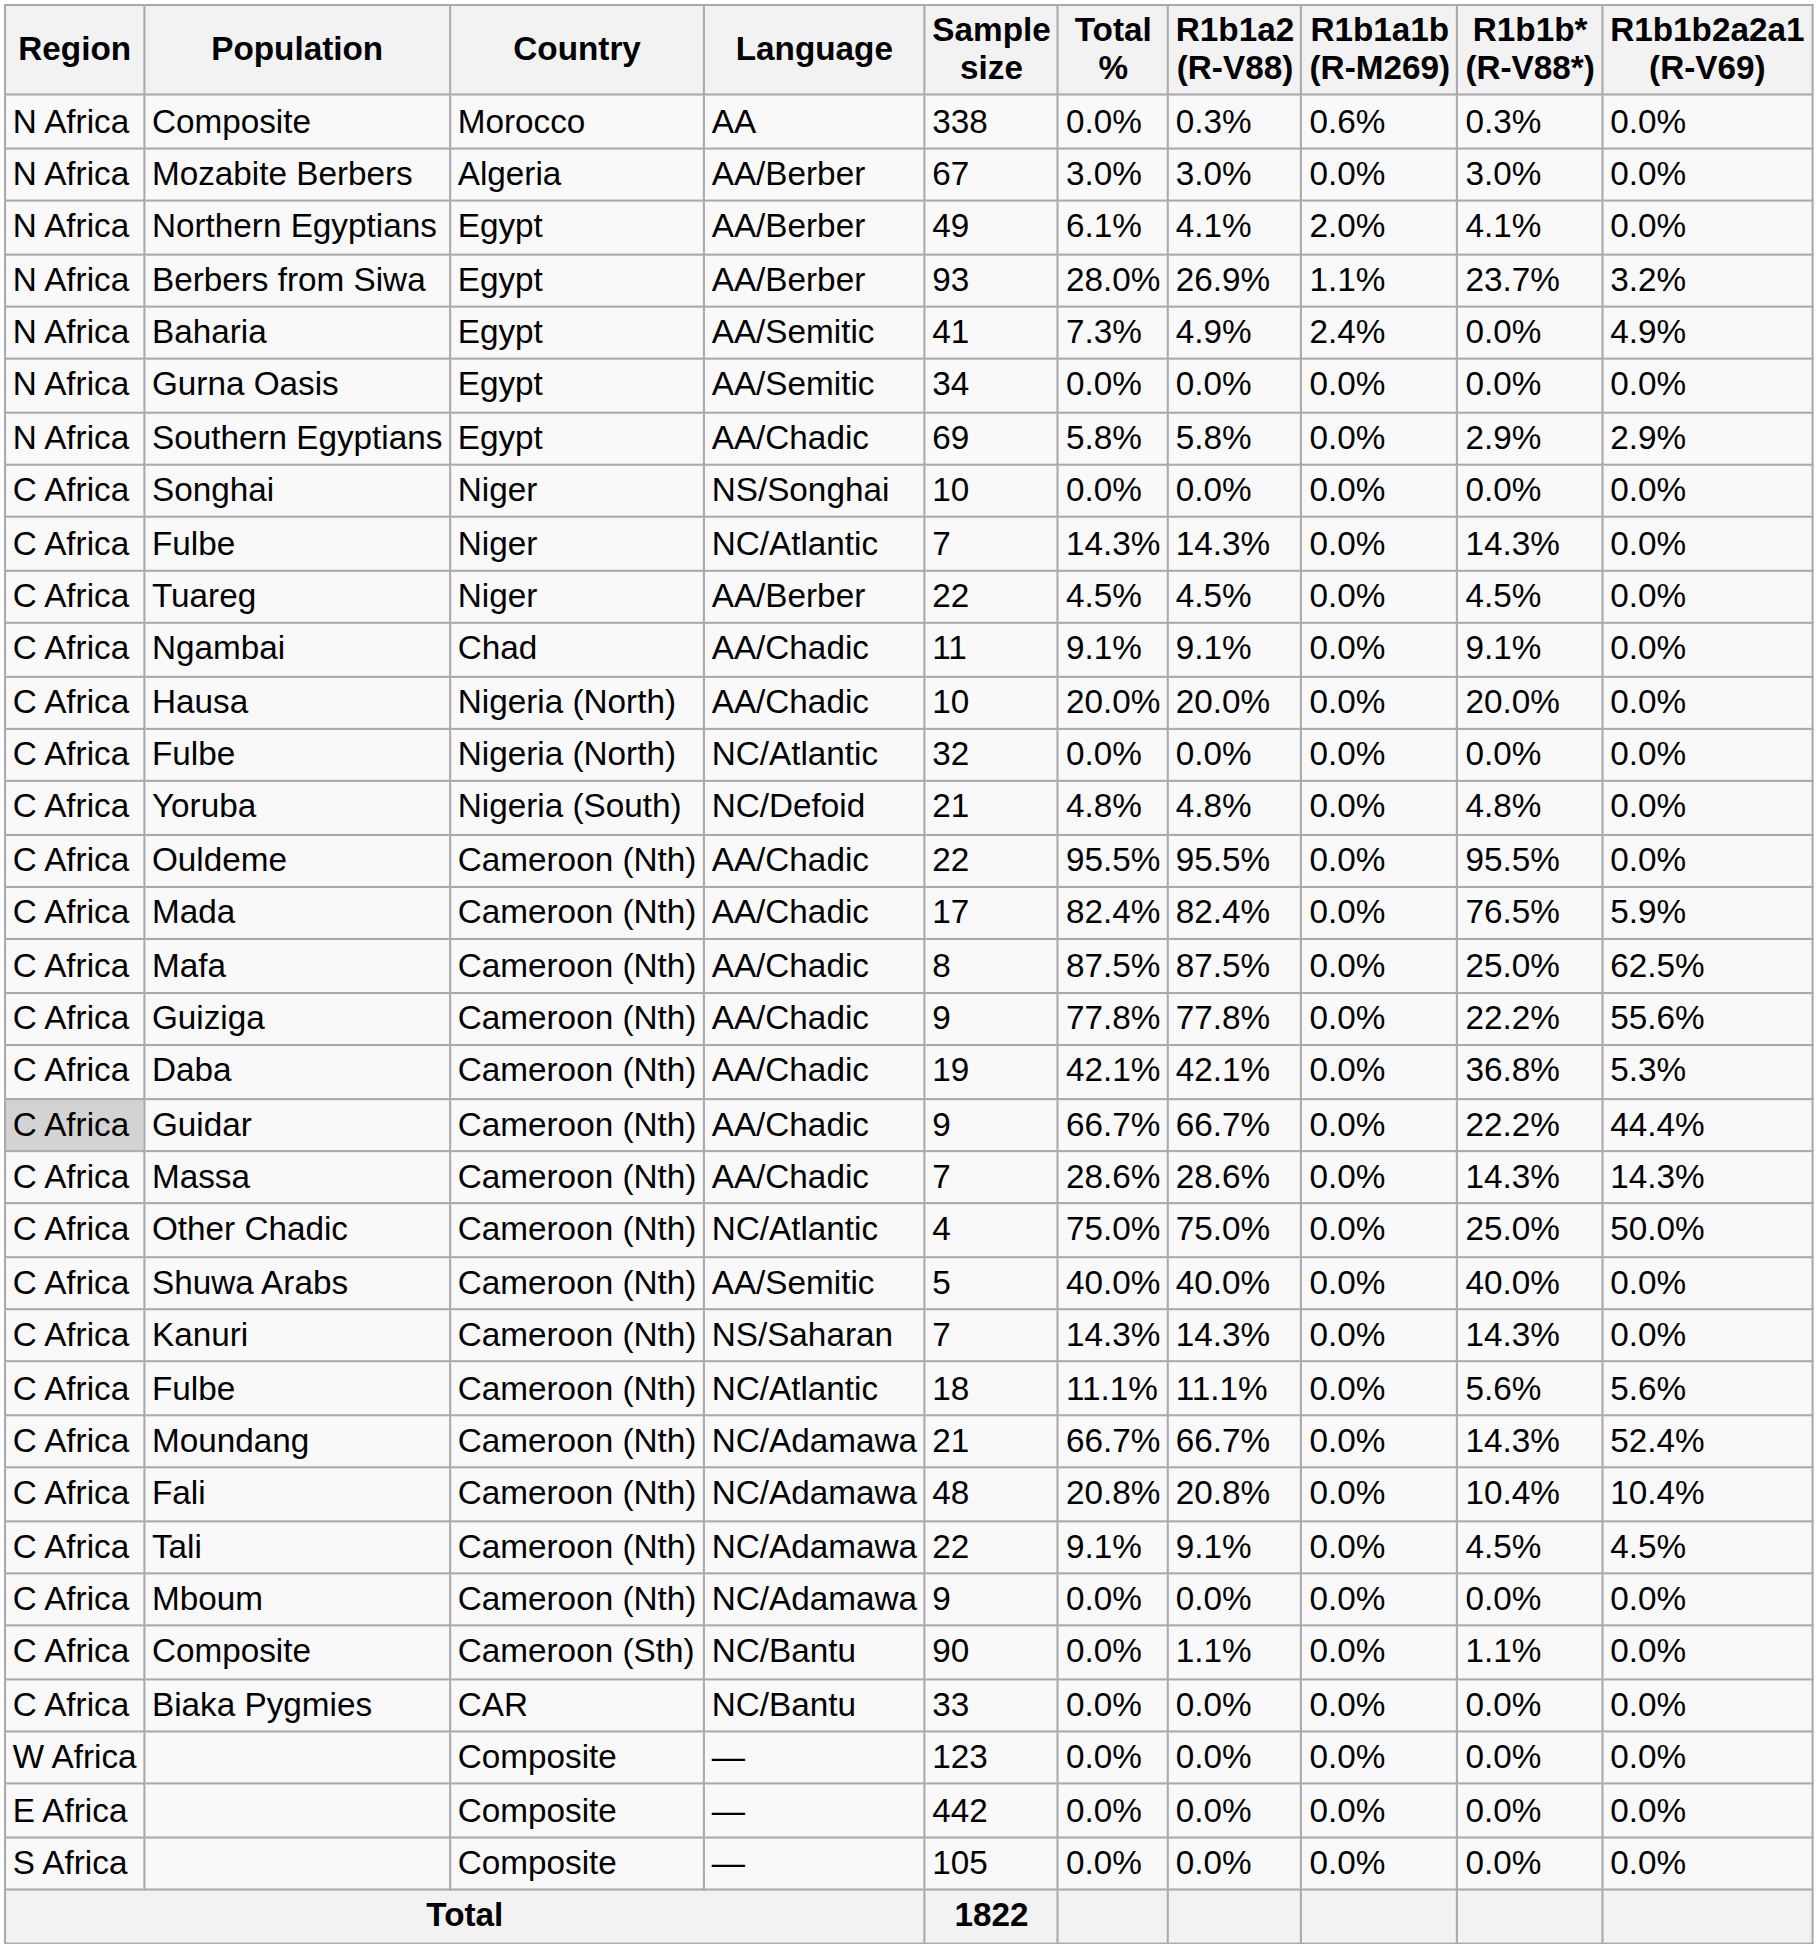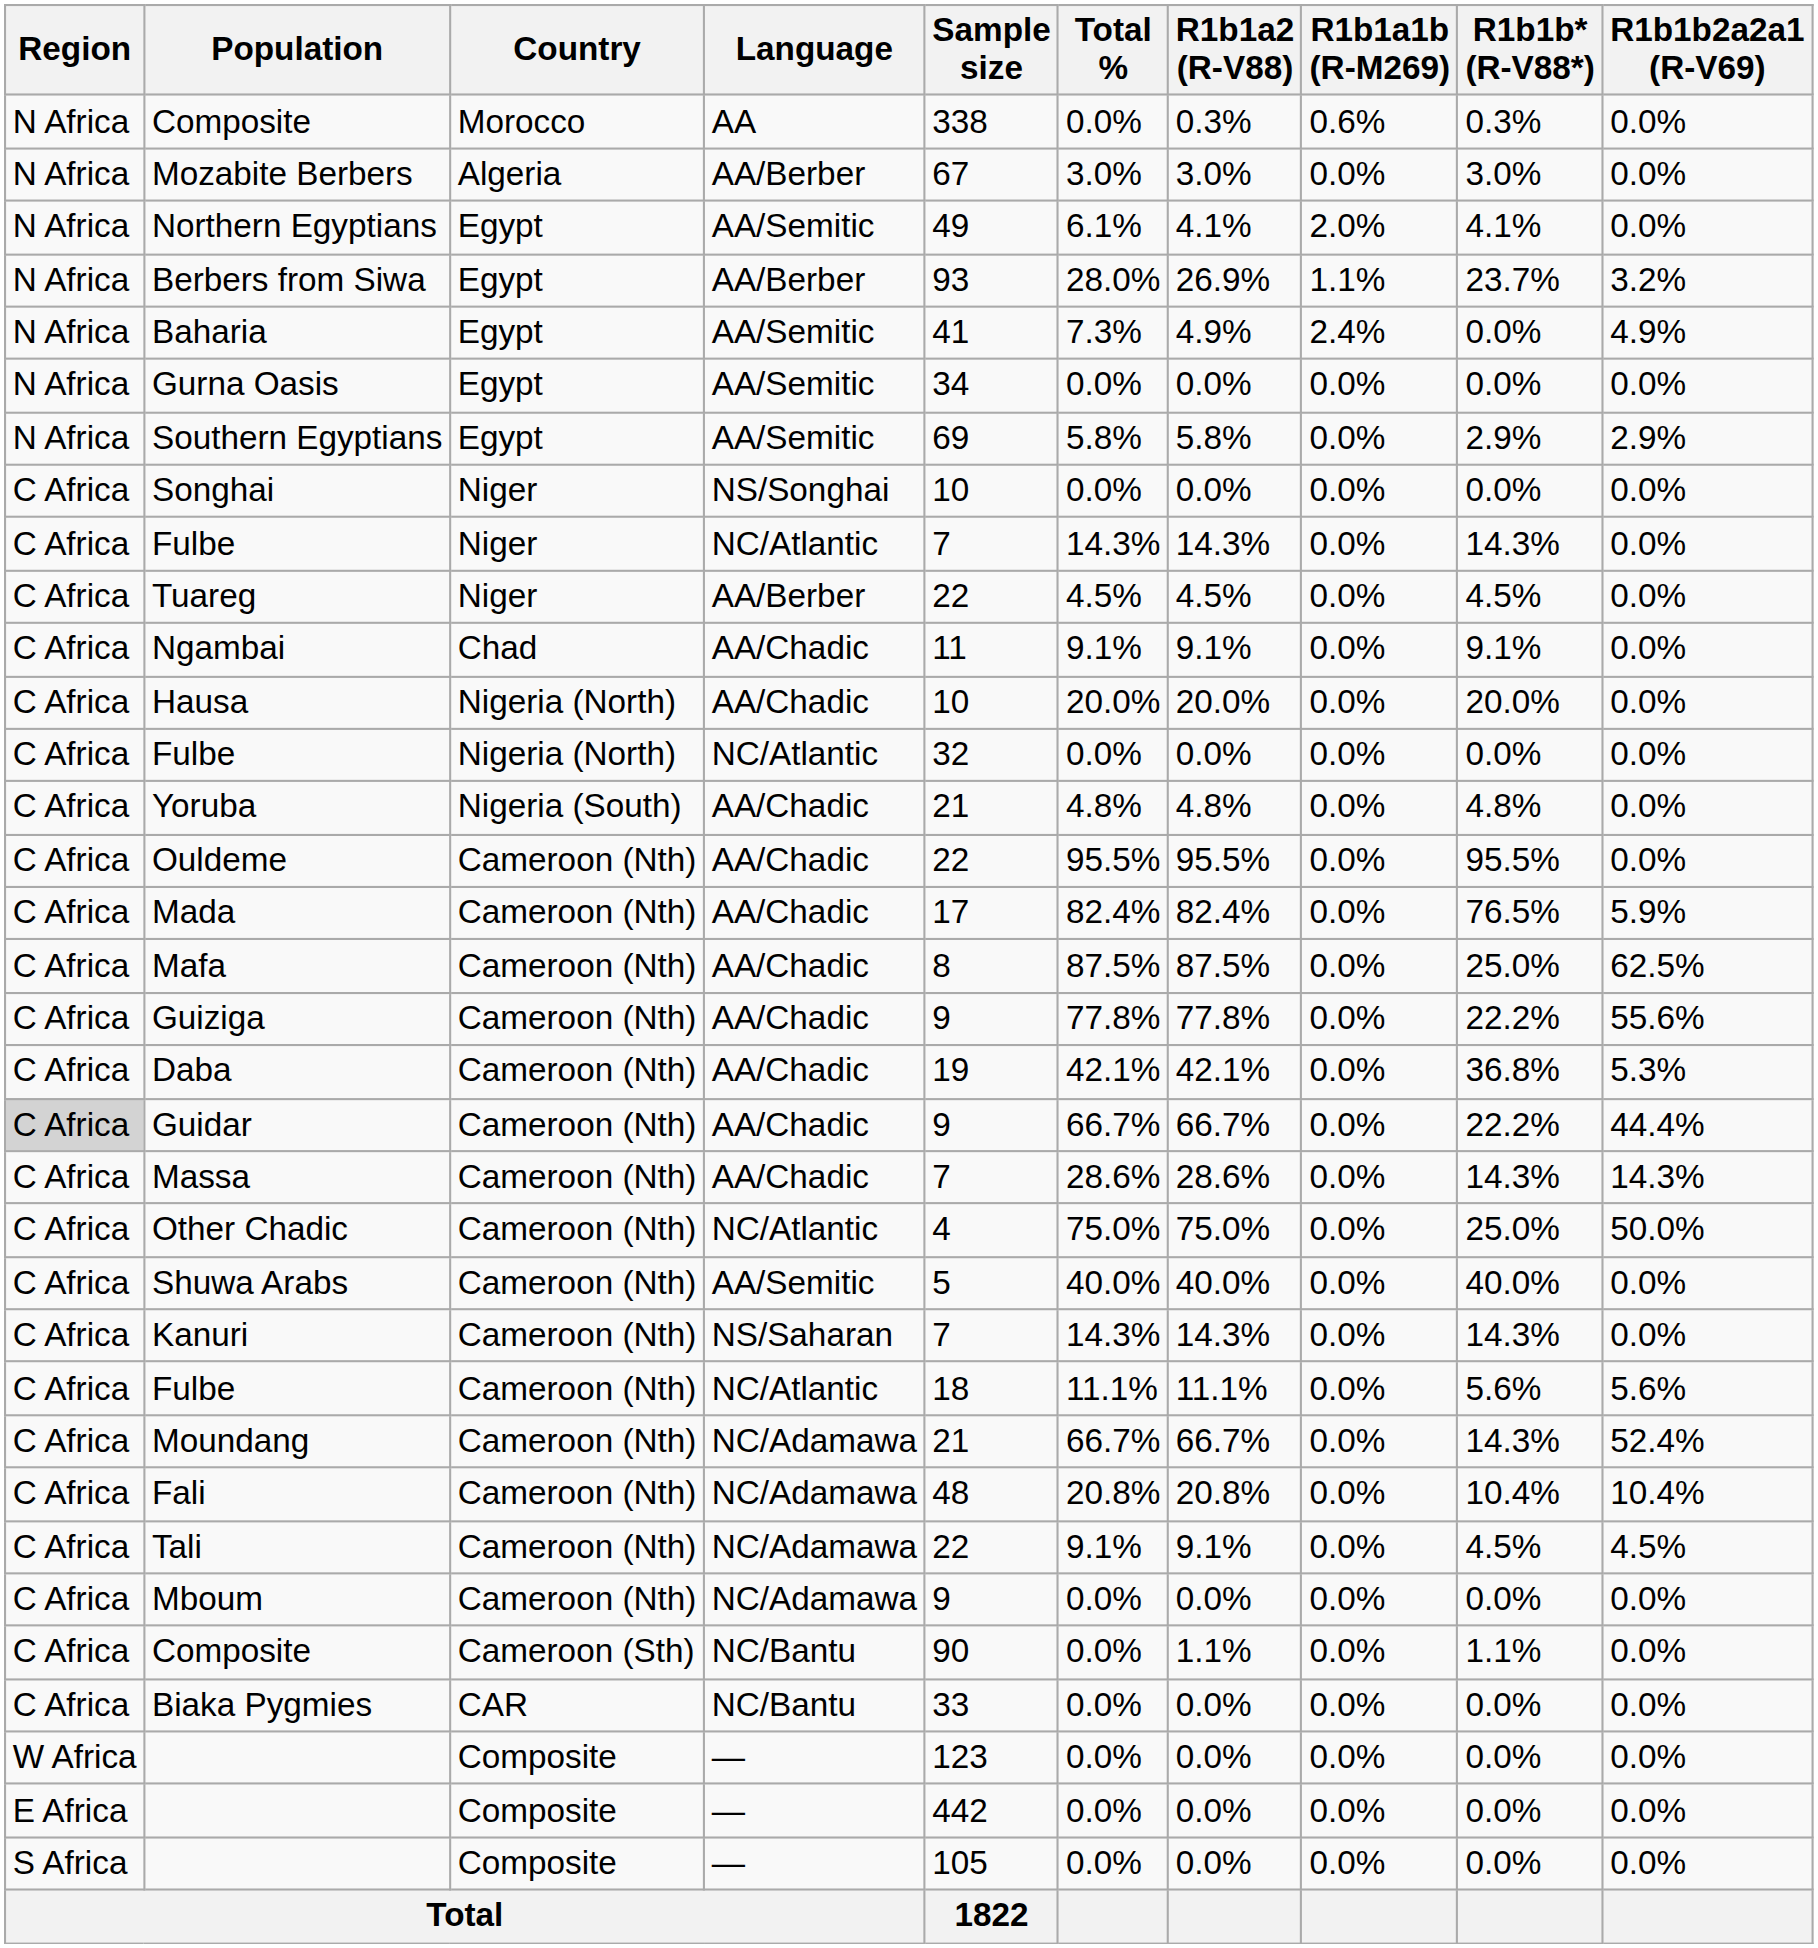(788, 226) AA/Berber -> (793, 226) AA/Semitic
(790, 437) AA/Chadic -> (793, 437) AA/Semitic
(788, 807) NC/Defoid -> (790, 807) AA/Chadic
